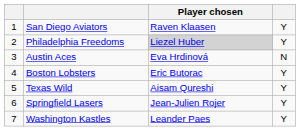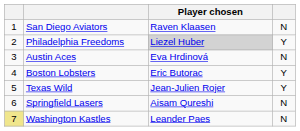(284, 27) Y -> (284, 27) N
(182, 88) Aisam Qureshi -> (188, 88) Jean-Julien Rojer
(188, 103) Jean-Julien Rojer -> (182, 103) Aisam Qureshi
(284, 103) Y -> (284, 103) N
(14, 118) no background -> (14, 118) khaki background
(284, 118) Y -> (284, 118) N
